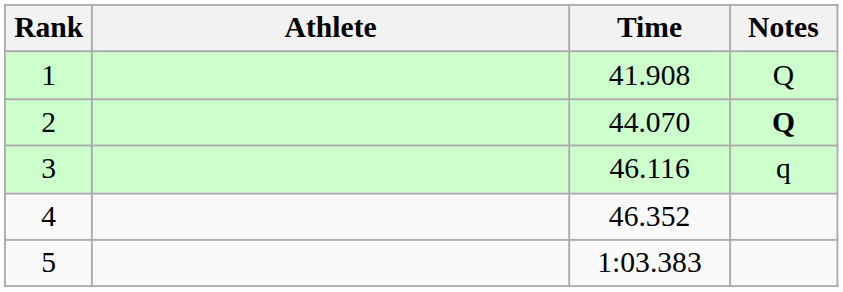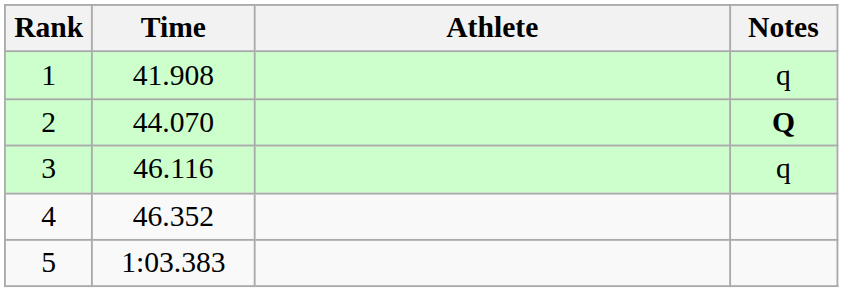columns swapped: (331, 27) <-> (650, 27)
(783, 74) Q -> (783, 74) q
